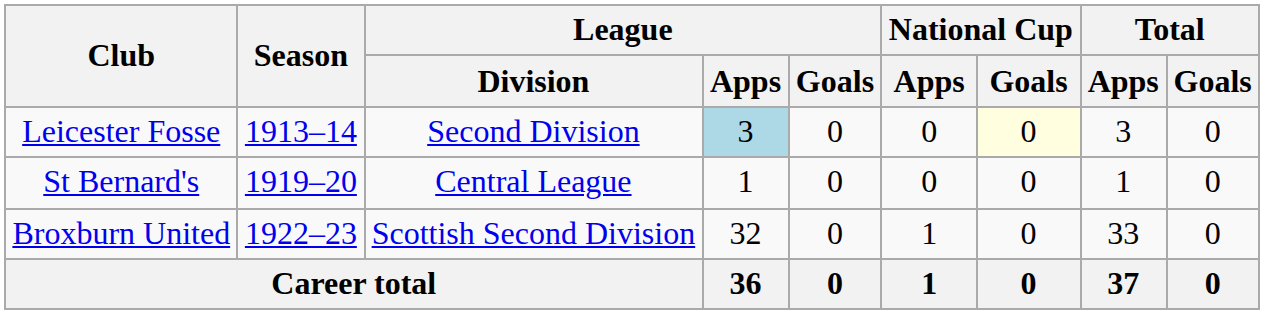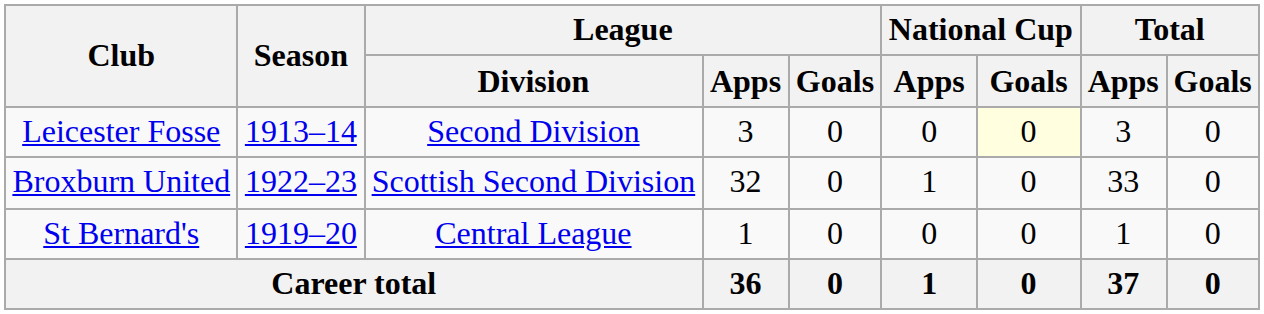(746, 131) lightblue background -> (746, 131) no background
rows swapped: (121, 182) <-> (121, 232)
